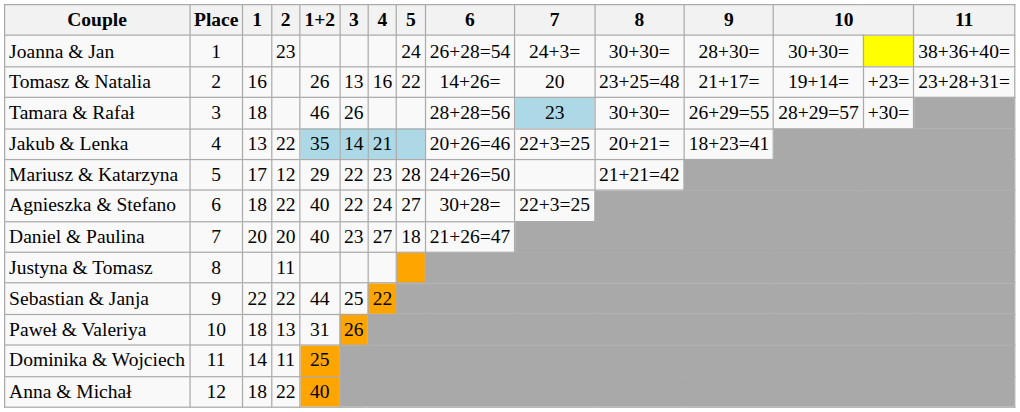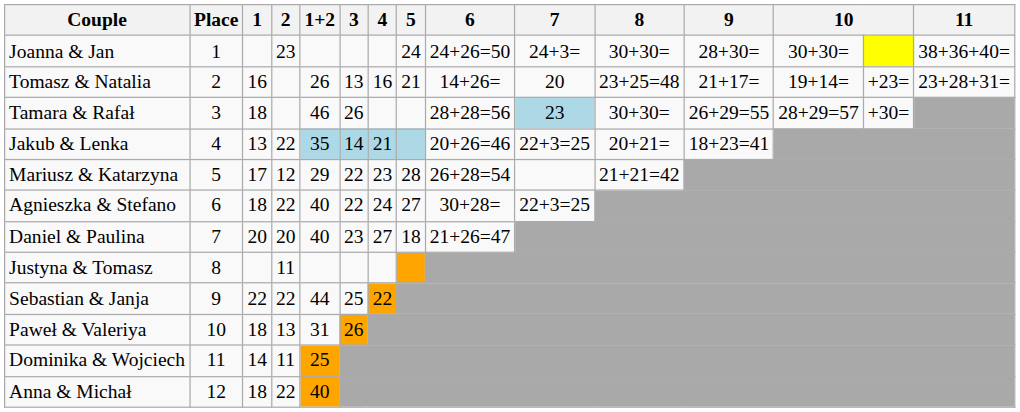(470, 50) 26+28=54 -> (470, 50) 24+26=50
(411, 81) 22 -> (411, 81) 21
(470, 174) 24+26=50 -> (470, 174) 26+28=54
